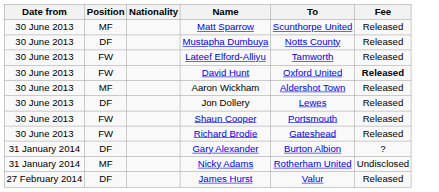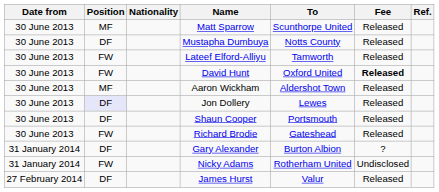+ column: (423, 12)
(106, 103) no background -> (106, 103) lavender background
(106, 118) FW -> (106, 118) DF
(106, 164) MF -> (106, 164) FW
